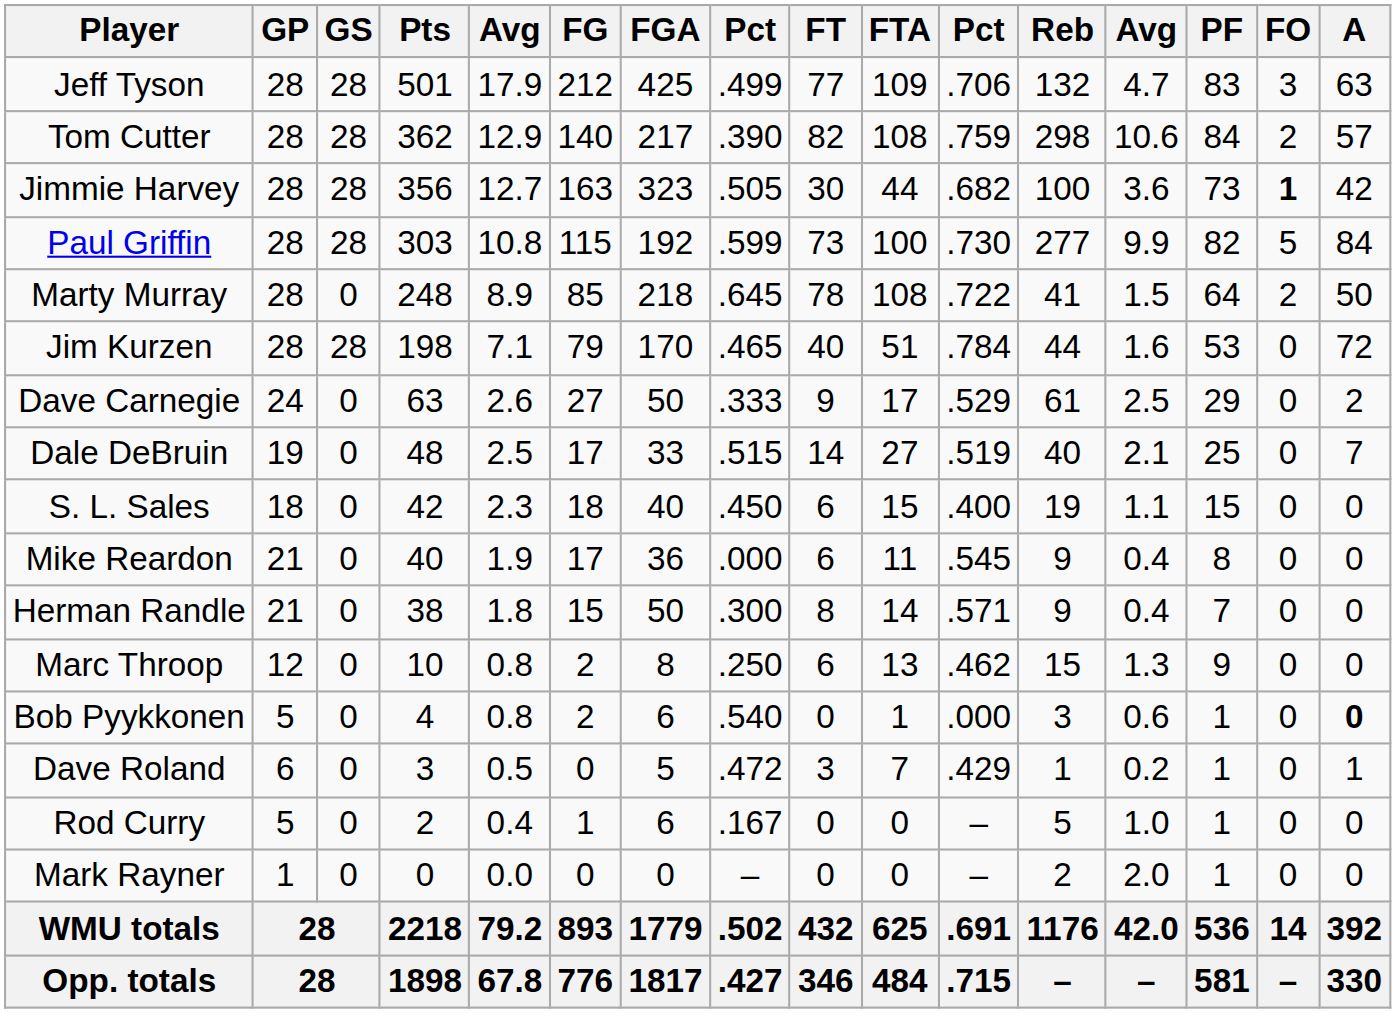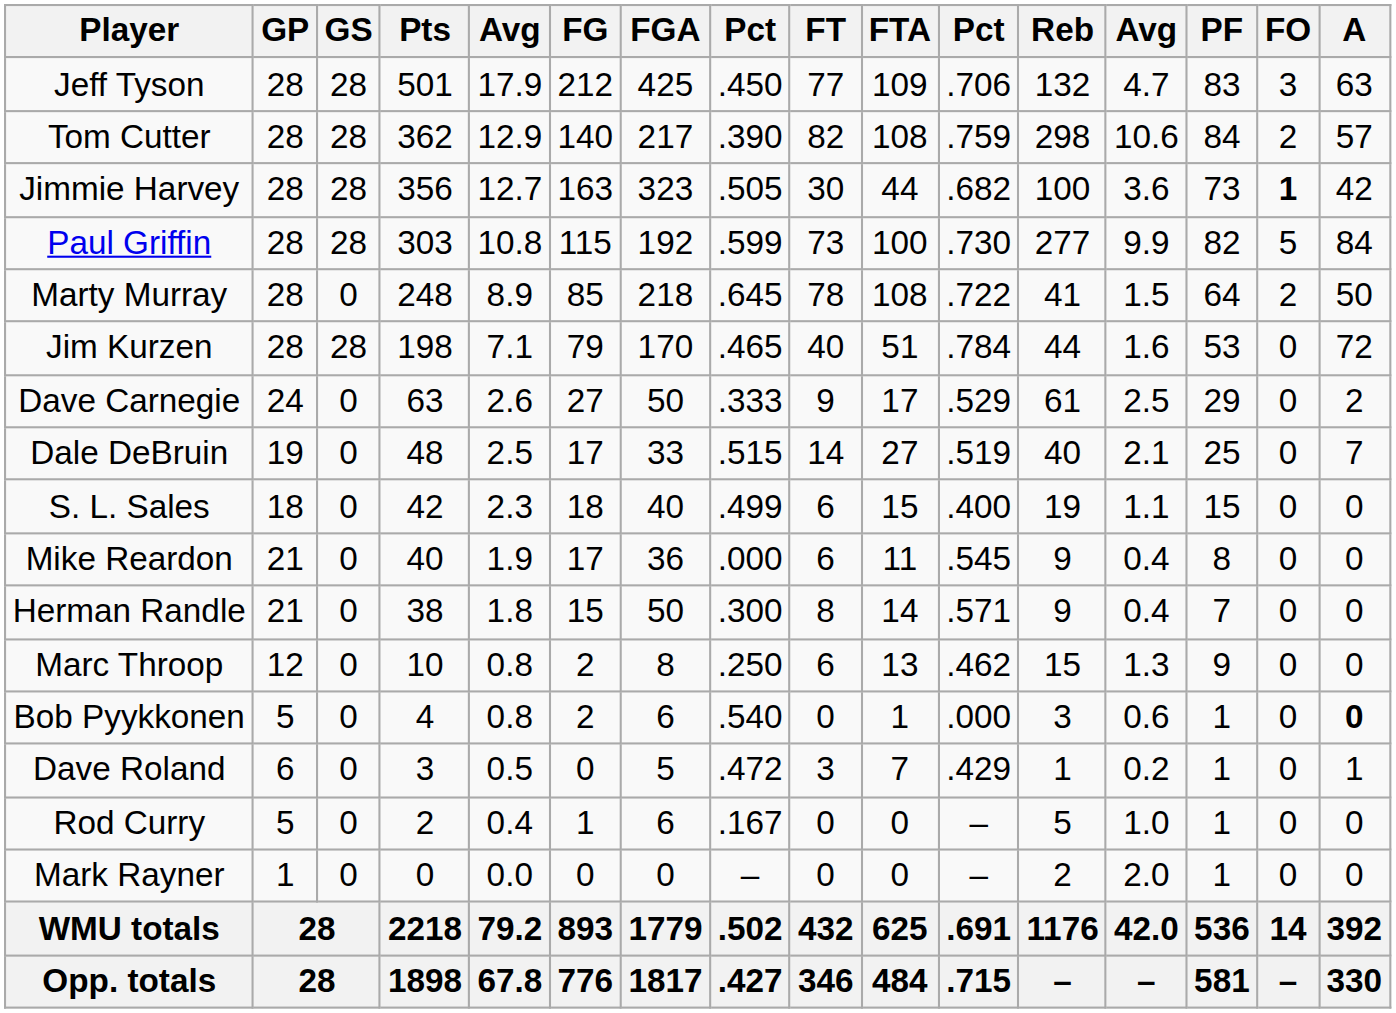(750, 83) .499 -> (750, 83) .450
(750, 505) .450 -> (750, 505) .499
